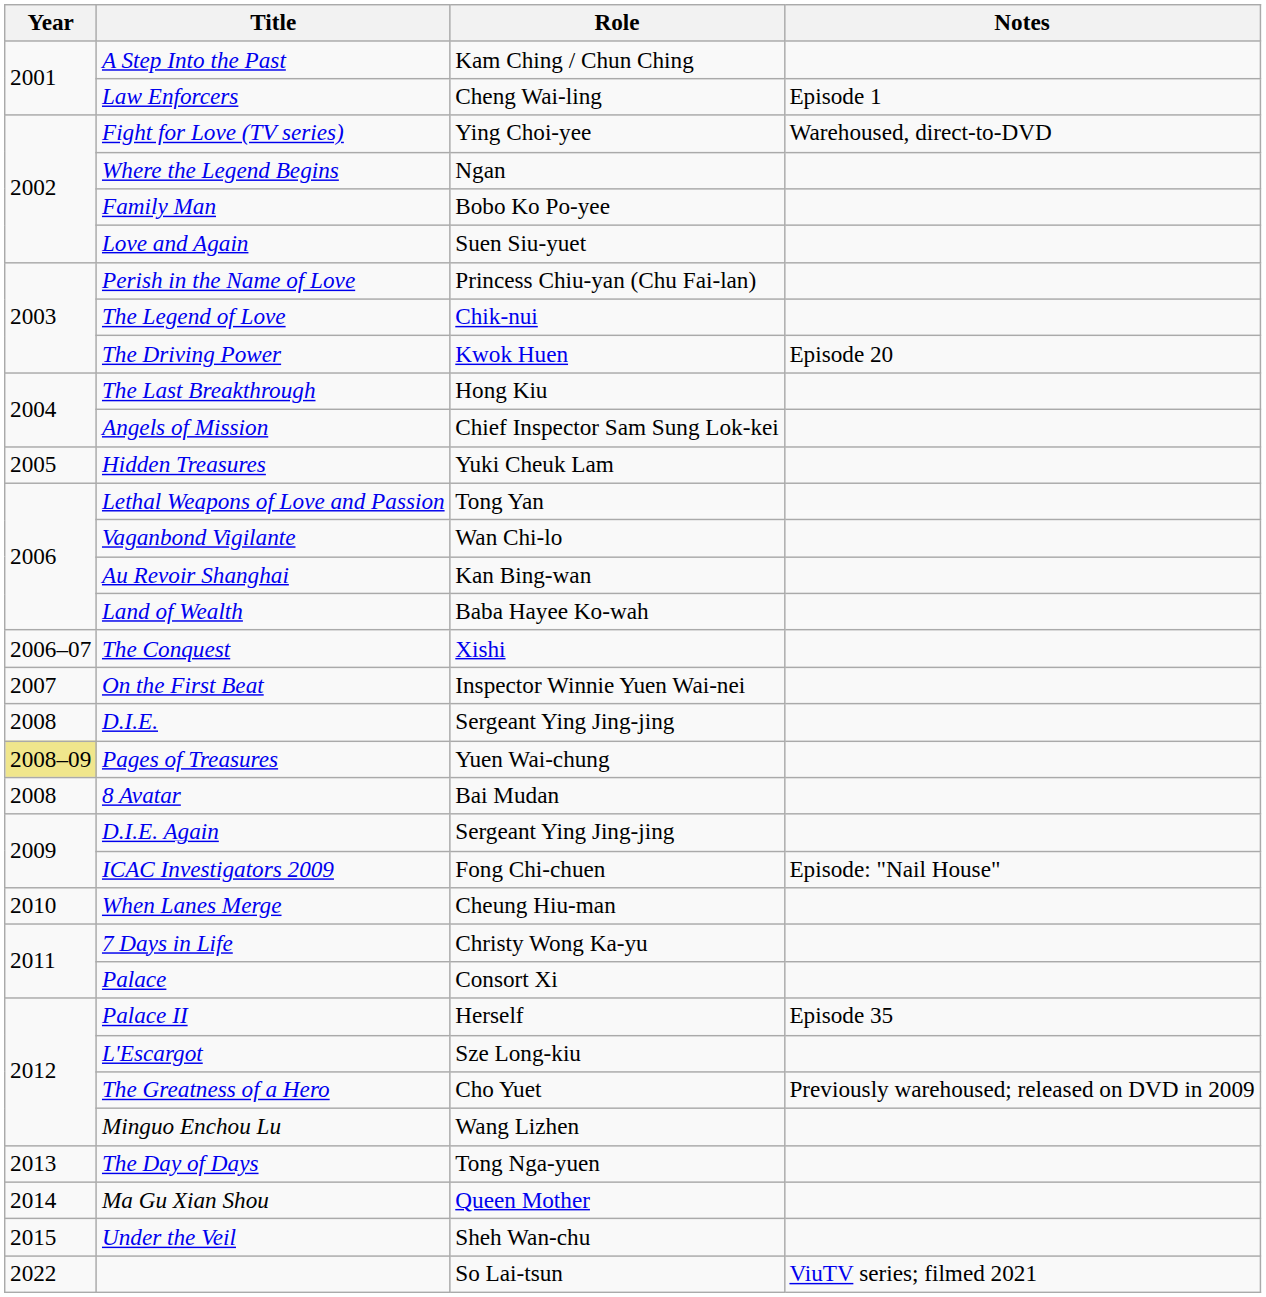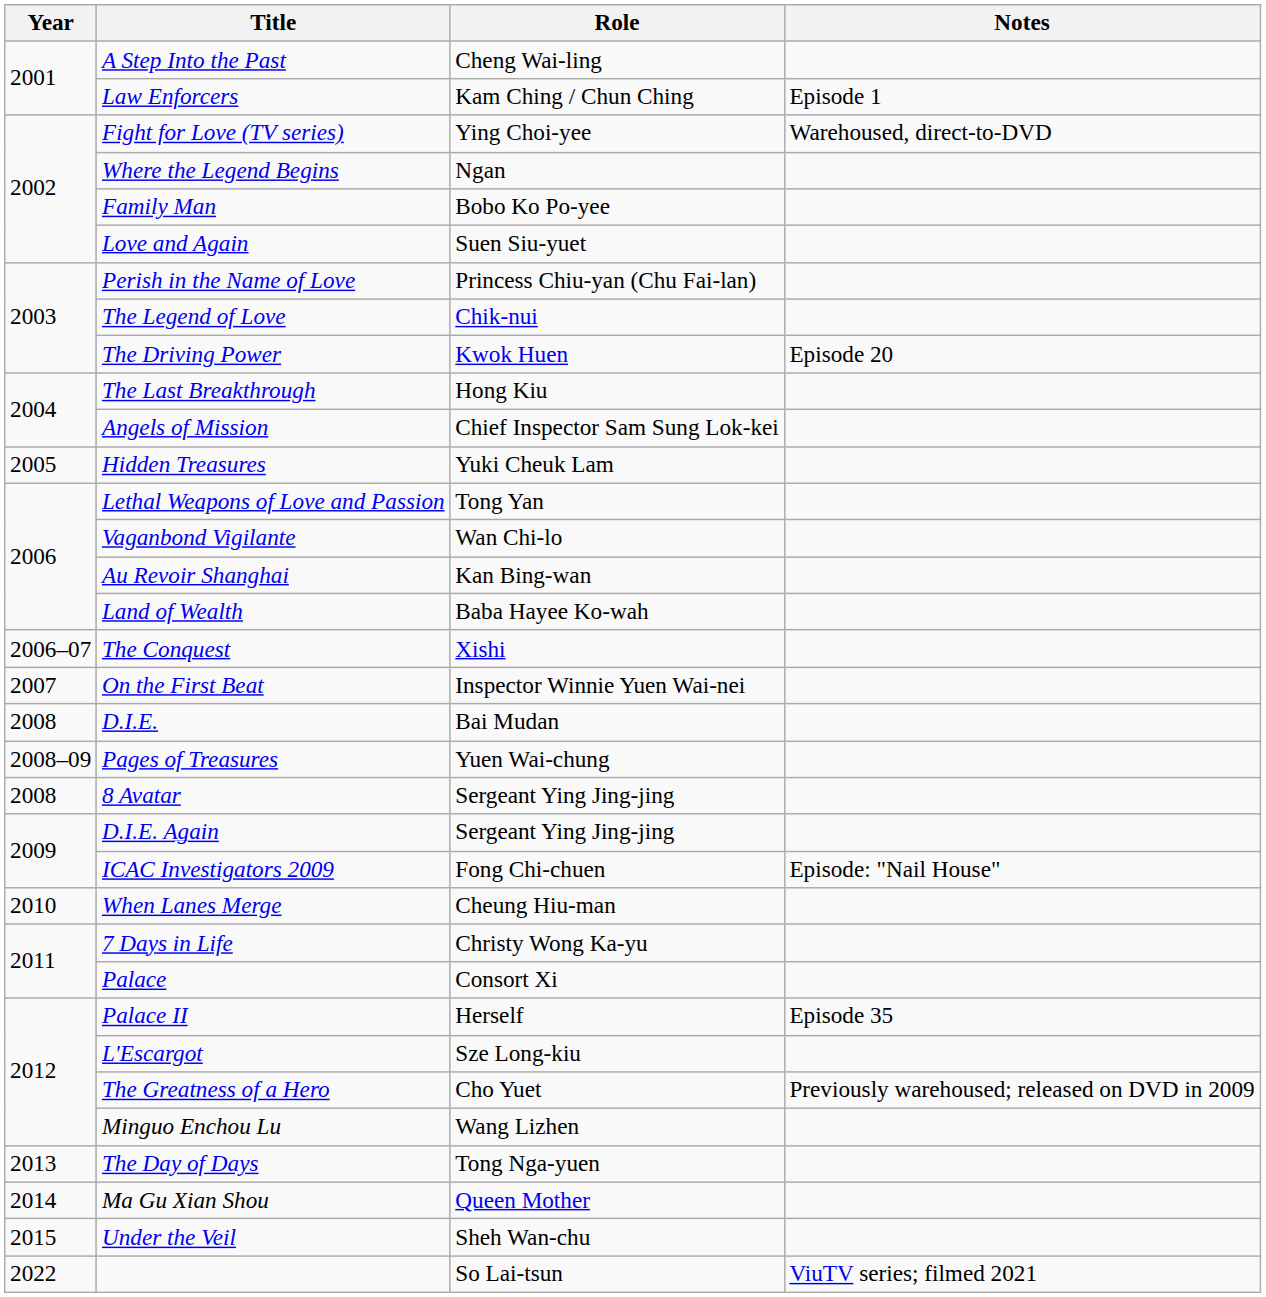(575, 59) Kam Ching / Chun Ching -> (529, 59) Cheng Wai-ling
(529, 96) Cheng Wai-ling -> (575, 96) Kam Ching / Chun Ching
(565, 721) Sergeant Ying Jing-jing -> (507, 721) Bai Mudan
(51, 758) khaki background -> (51, 758) no background
(507, 795) Bai Mudan -> (565, 795) Sergeant Ying Jing-jing
